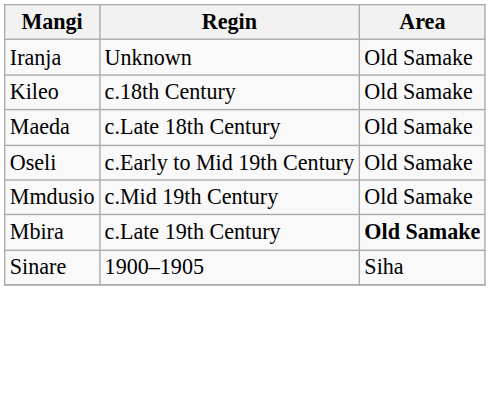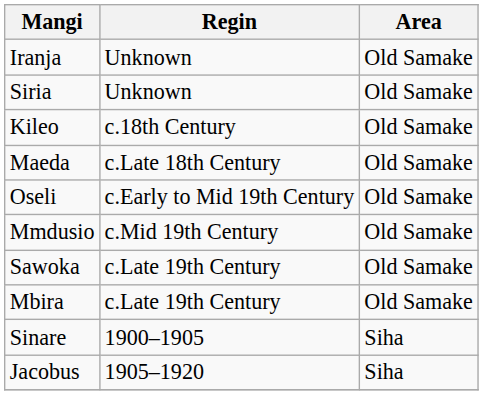+ row: (31, 92)
+ row: (45, 267)
(422, 232) bold -> (419, 302) normal
+ row: (45, 372)
